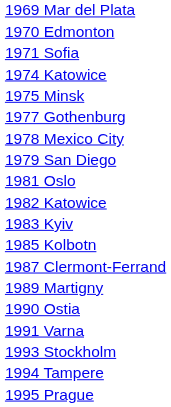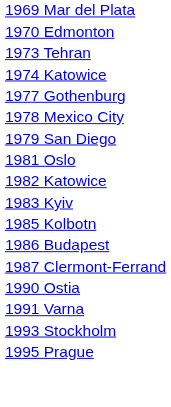- row: (42, 53)
+ row: (48, 53)
- row: (45, 96)
+ row: (57, 245)
- row: (54, 288)
- row: (54, 373)
